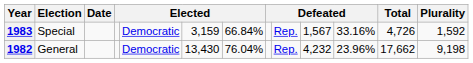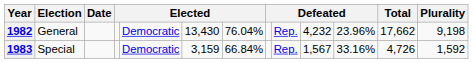rows swapped: (20, 49) <-> (20, 31)
